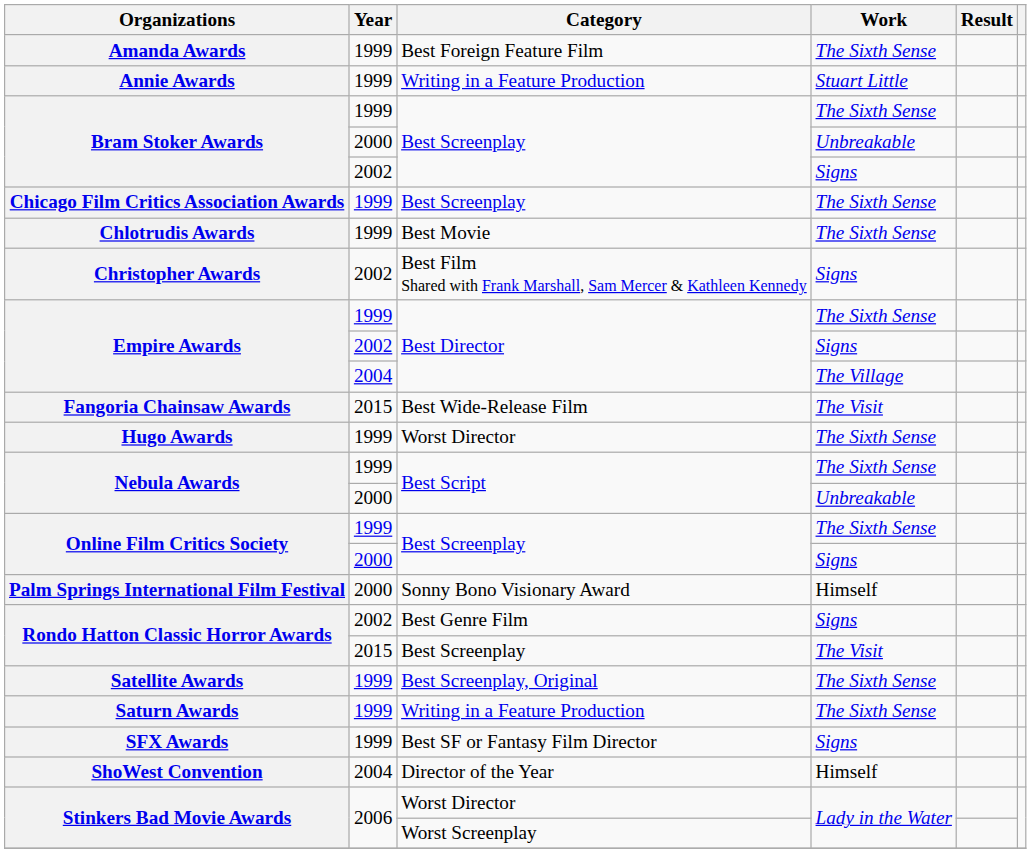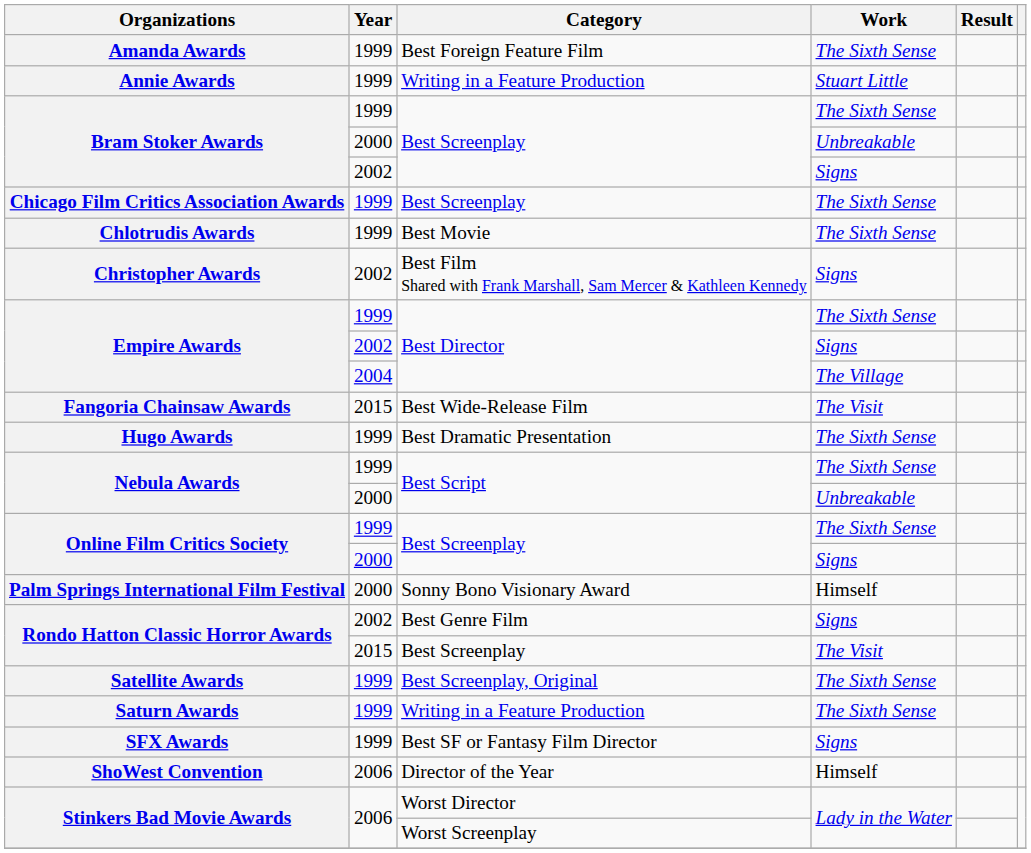(458, 437) Worst Director -> (506, 437) Best Dramatic Presentation
(373, 772) 2004 -> (373, 772) 2006
